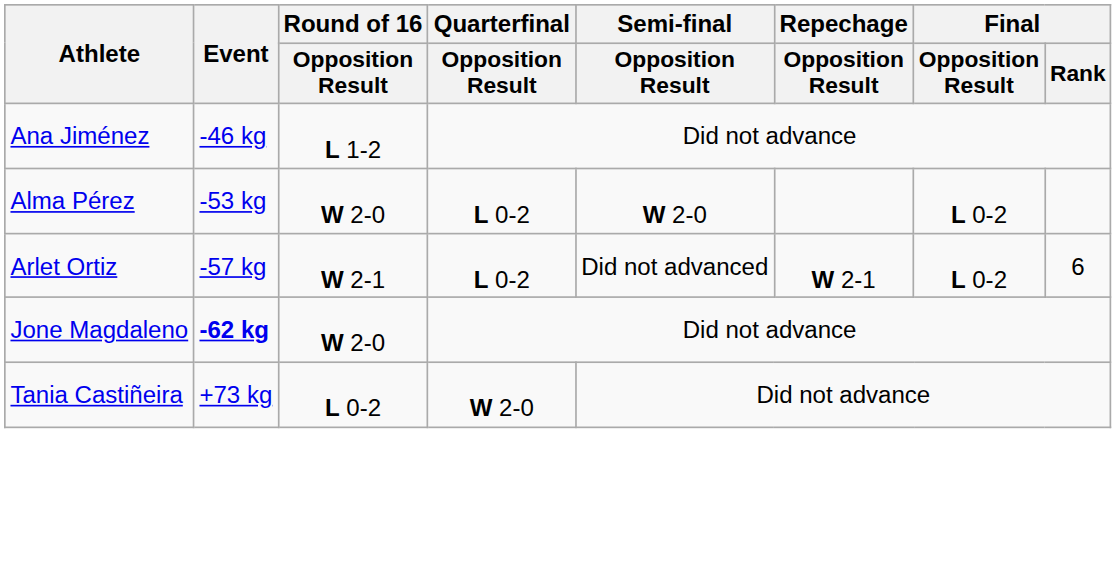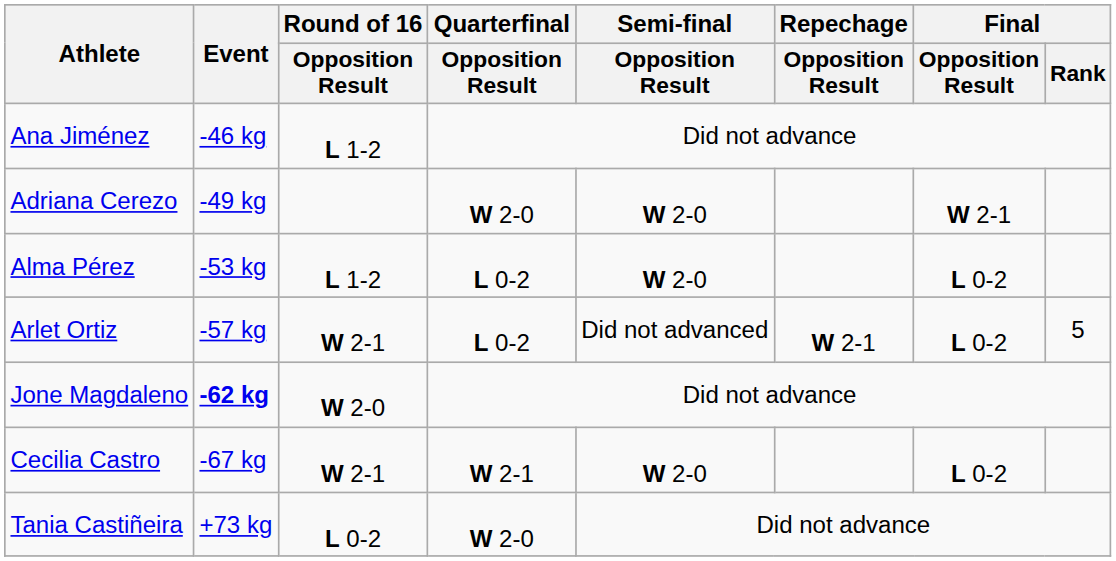+ row: (94, 201)
(353, 215) W 2-0 -> (353, 279) L 1-2
(1078, 266) 6 -> (1078, 331) 5
+ row: (85, 460)
